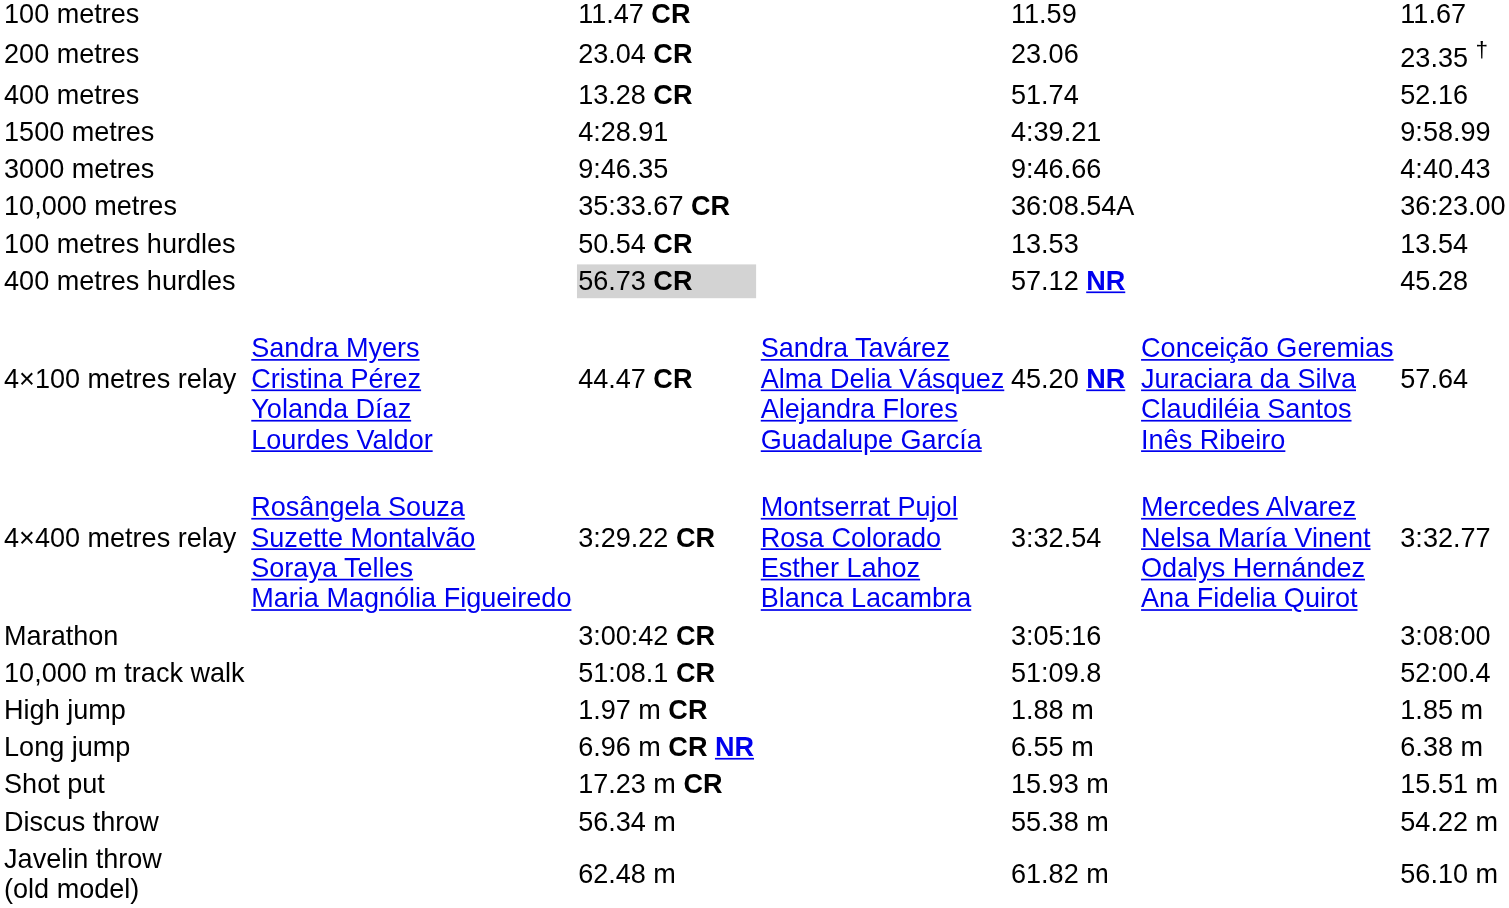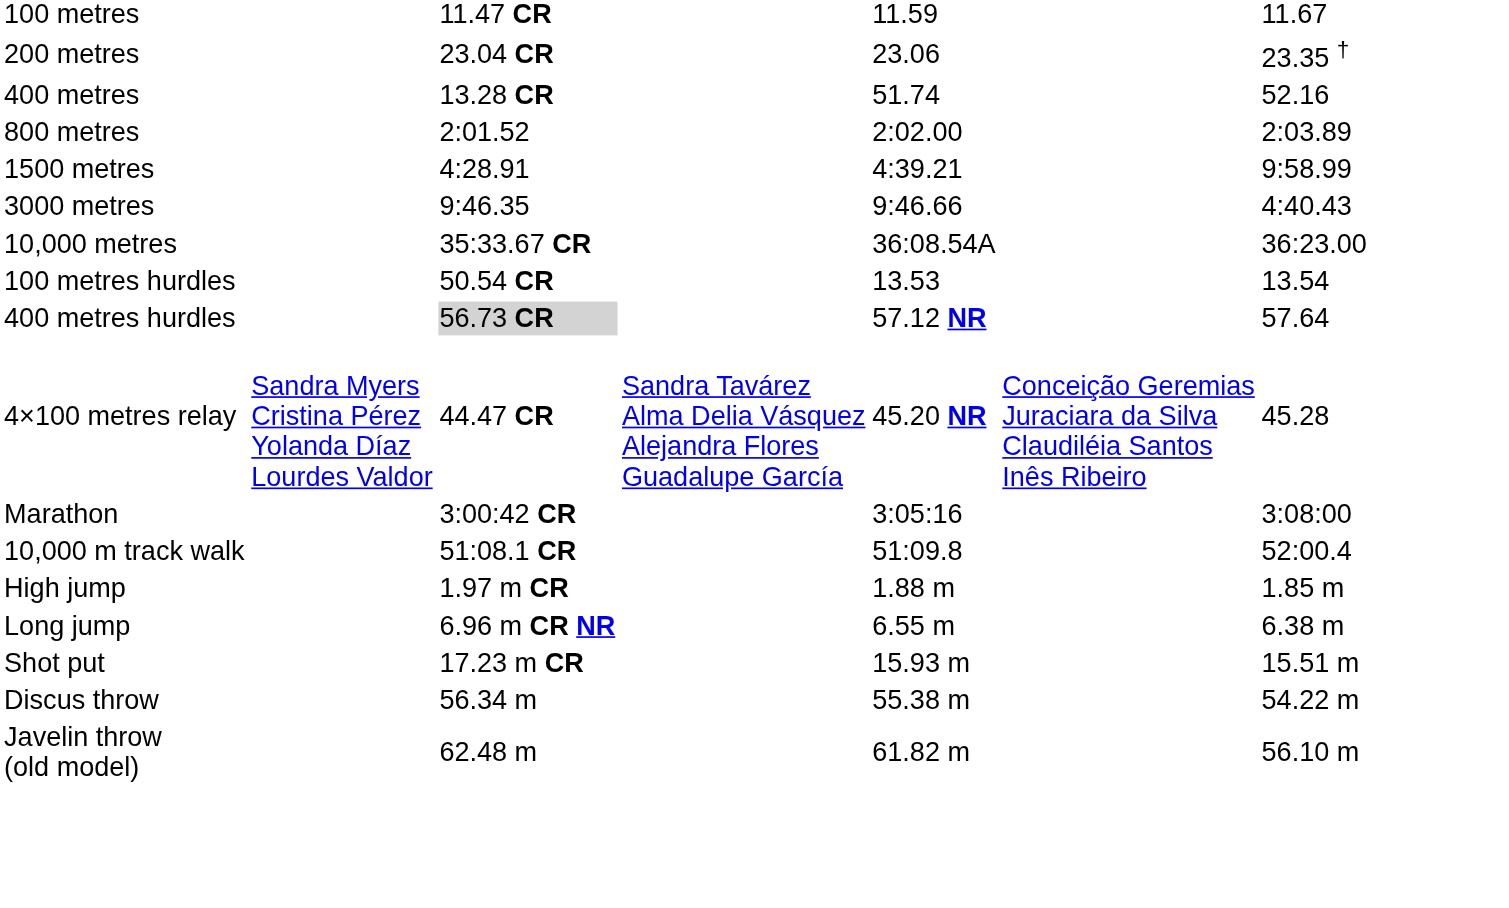+ row: (72, 132)
(1434, 281) 45.28 -> (1295, 318) 57.64
(1434, 379) 57.64 -> (1295, 416) 45.28
- row: (120, 538)
